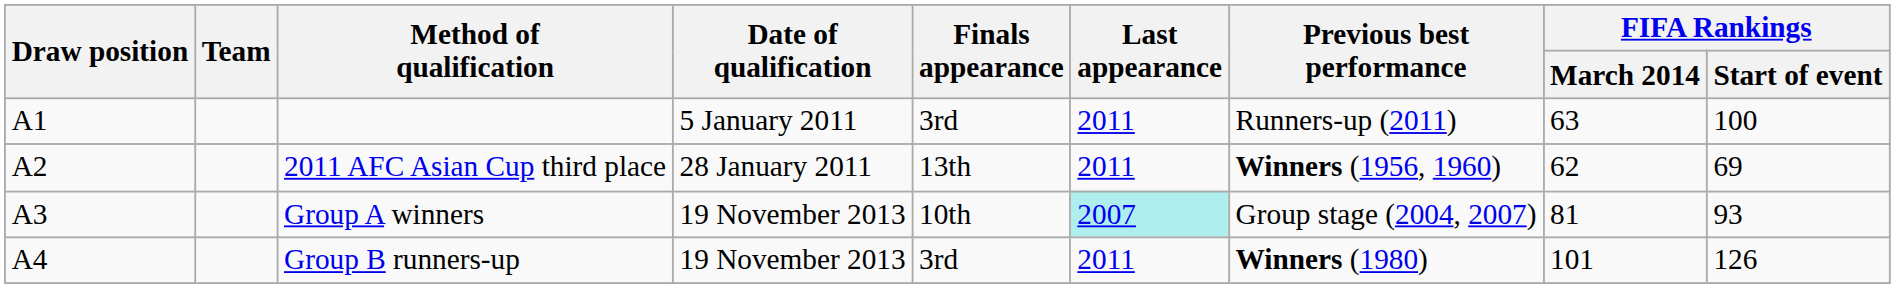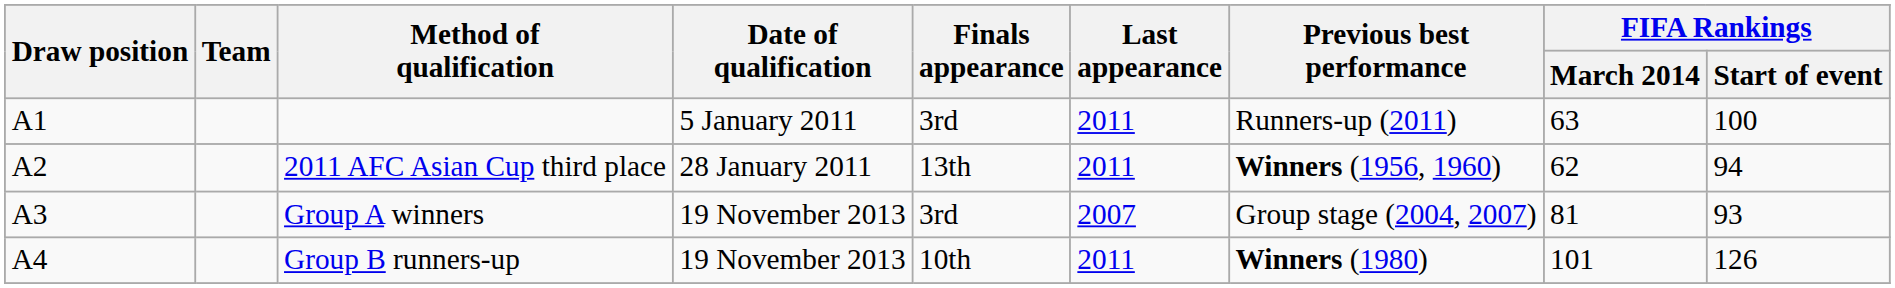(1728, 167) 69 -> (1728, 167) 94
(945, 213) 10th -> (939, 213) 3rd
(1107, 213) paleturquoise background -> (1107, 213) no background
(939, 259) 3rd -> (945, 259) 10th
